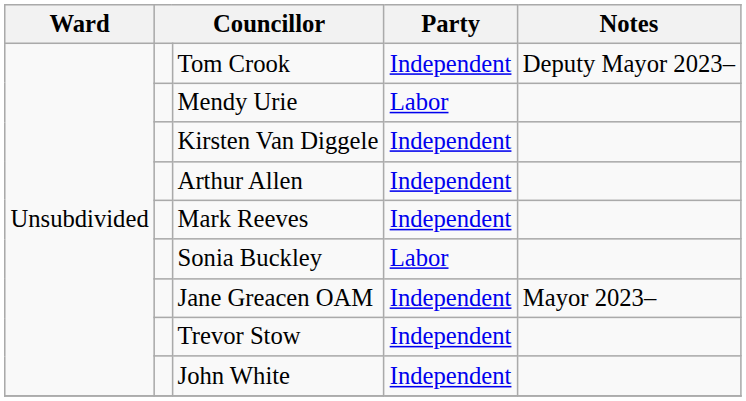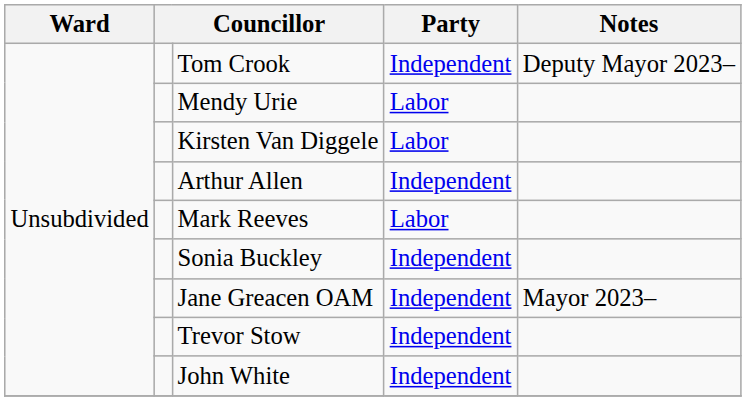(451, 141) Independent -> (419, 141) Labor
(451, 219) Independent -> (419, 219) Labor
(419, 258) Labor -> (451, 258) Independent
